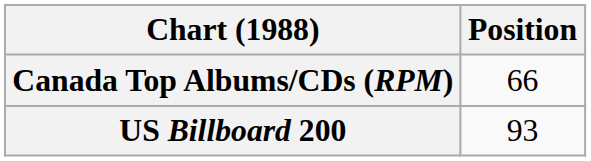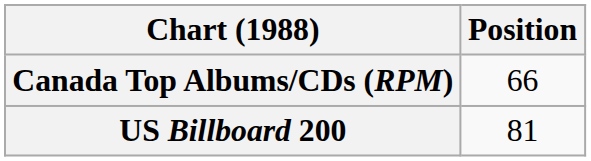(523, 130) 93 -> (523, 130) 81
